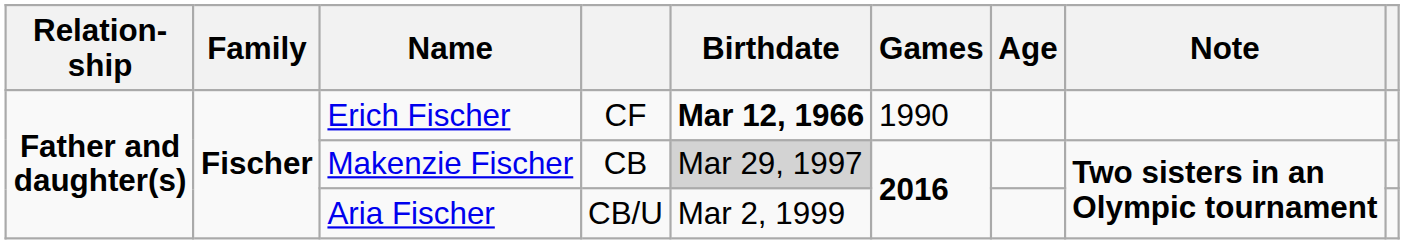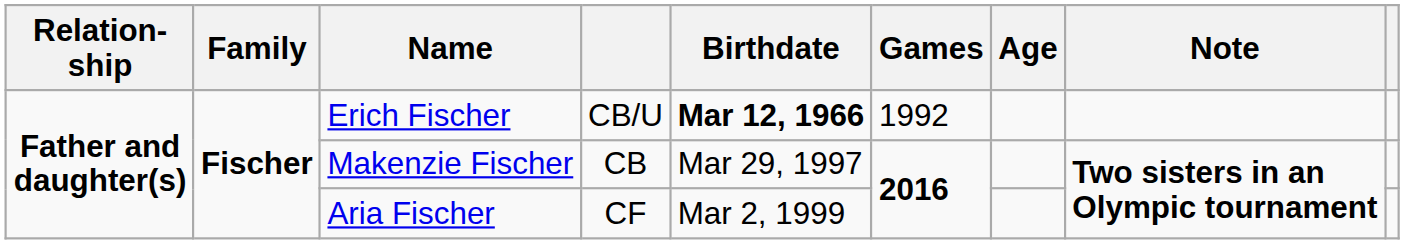(625, 115) CF -> (625, 115) CB/U
(914, 115) 1990 -> (914, 115) 1992
(770, 164) lightgrey background -> (770, 164) no background
(625, 214) CB/U -> (625, 214) CF
